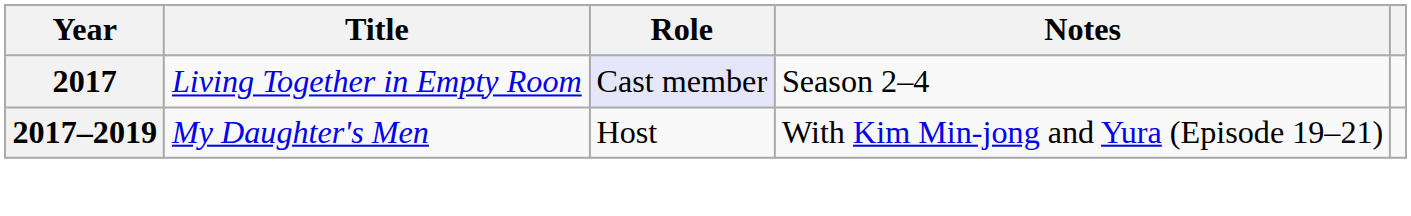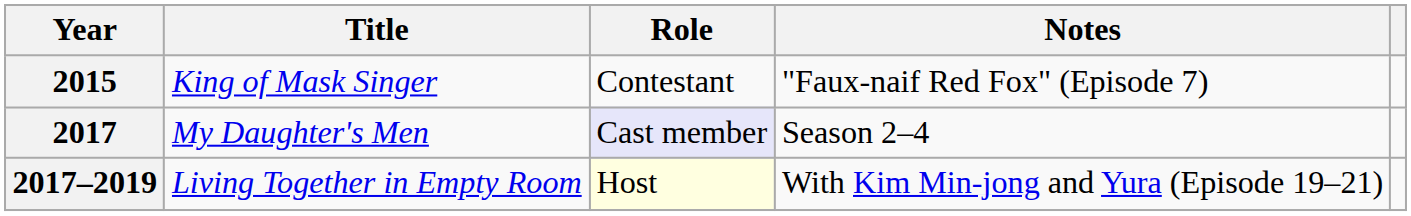+ row: (85, 81)
(377, 81) Living Together in Empty Room -> (300, 132) My Daughter's Men
(300, 132) My Daughter's Men -> (377, 183) Living Together in Empty Room
(627, 132) no background -> (627, 183) lightyellow background
